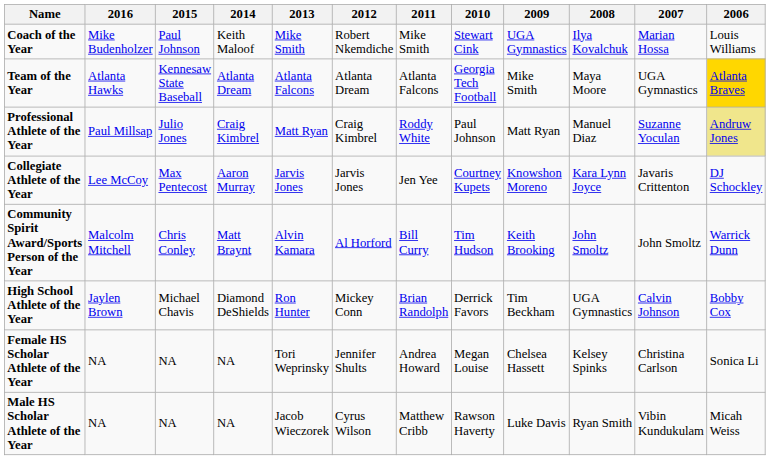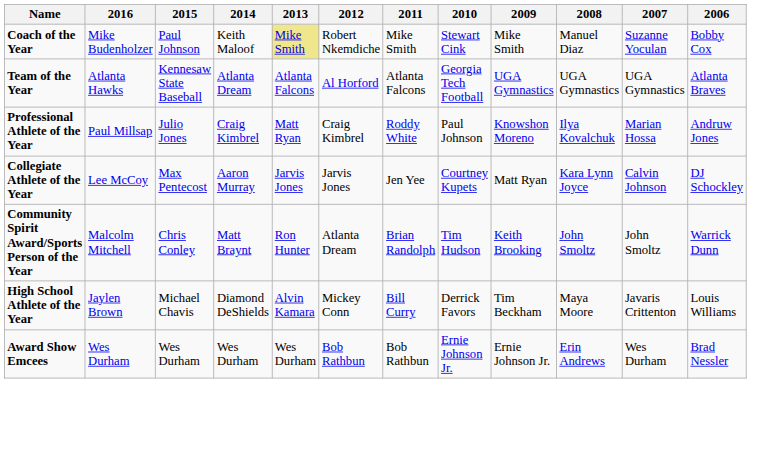(290, 41) no background -> (290, 41) khaki background
(537, 41) UGA Gymnastics -> (509, 41) Mike Smith
(600, 41) Ilya Kovalchuk -> (579, 41) Manuel Diaz
(656, 41) Marian Hossa -> (646, 41) Suzanne Yoculan
(733, 41) Louis Williams -> (707, 41) Bobby Cox
(354, 83) Atlanta Dream -> (350, 83) Al Horford
(522, 83) Mike Smith -> (524, 83) UGA Gymnastics
(589, 83) Maya Moore -> (589, 83) UGA Gymnastics
(728, 83) gold background -> (709, 83) no background
(534, 131) Matt Ryan -> (521, 131) Knowshon Moreno
(592, 131) Manuel Diaz -> (587, 131) Ilya Kovalchuk
(659, 131) Suzanne Yoculan -> (643, 131) Marian Hossa
(730, 131) khaki background -> (711, 131) no background
(534, 180) Knowshon Moreno -> (521, 180) Matt Ryan
(664, 180) Javaris Crittenton -> (646, 180) Calvin Johnson
(295, 242) Alvin Kamara -> (292, 242) Ron Hunter
(363, 242) Al Horford -> (341, 242) Atlanta Dream
(414, 242) Bill Curry -> (411, 242) Brian Randolph
(292, 305) Ron Hunter -> (295, 305) Alvin Kamara
(424, 305) Brian Randolph -> (401, 305) Bill Curry
(602, 305) UGA Gymnastics -> (576, 305) Maya Moore
(659, 305) Calvin Johnson -> (651, 305) Javaris Crittenton
(727, 305) Bobby Cox -> (713, 305) Louis Williams
- row: (44, 361)
- row: (44, 423)
+ row: (42, 353)
